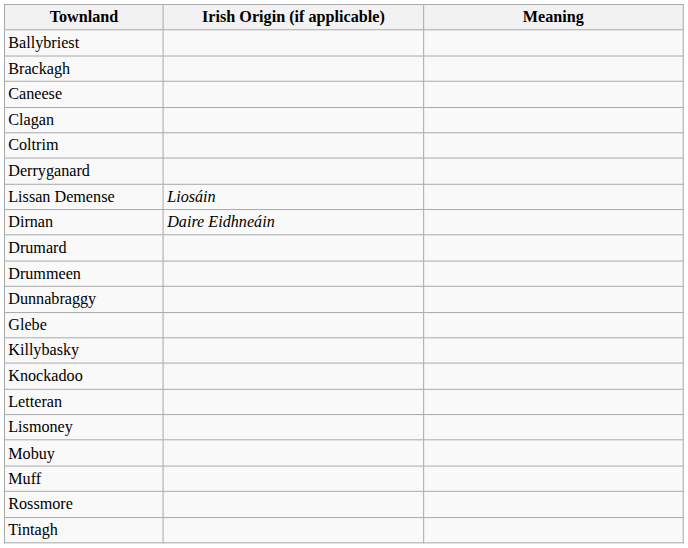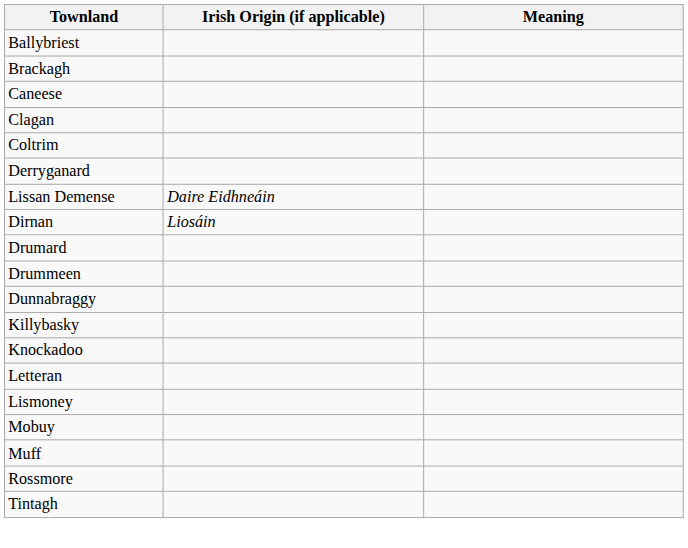(191, 196) Liosáin -> (221, 196) Daire Eidhneáin
(221, 222) Daire Eidhneáin -> (191, 222) Liosáin
- row: (28, 324)
